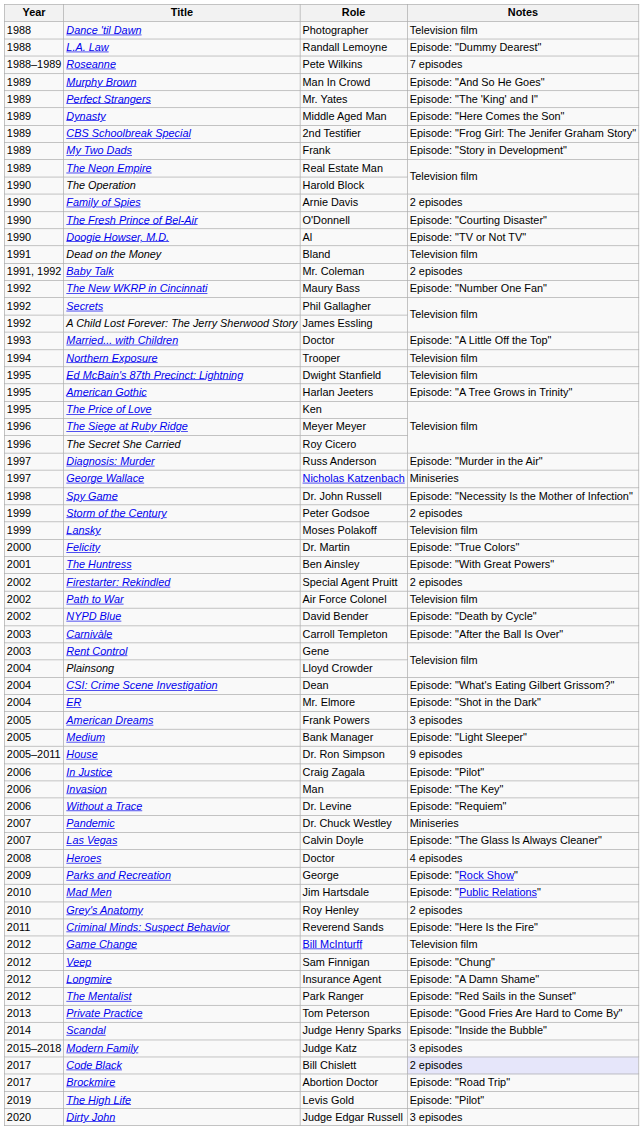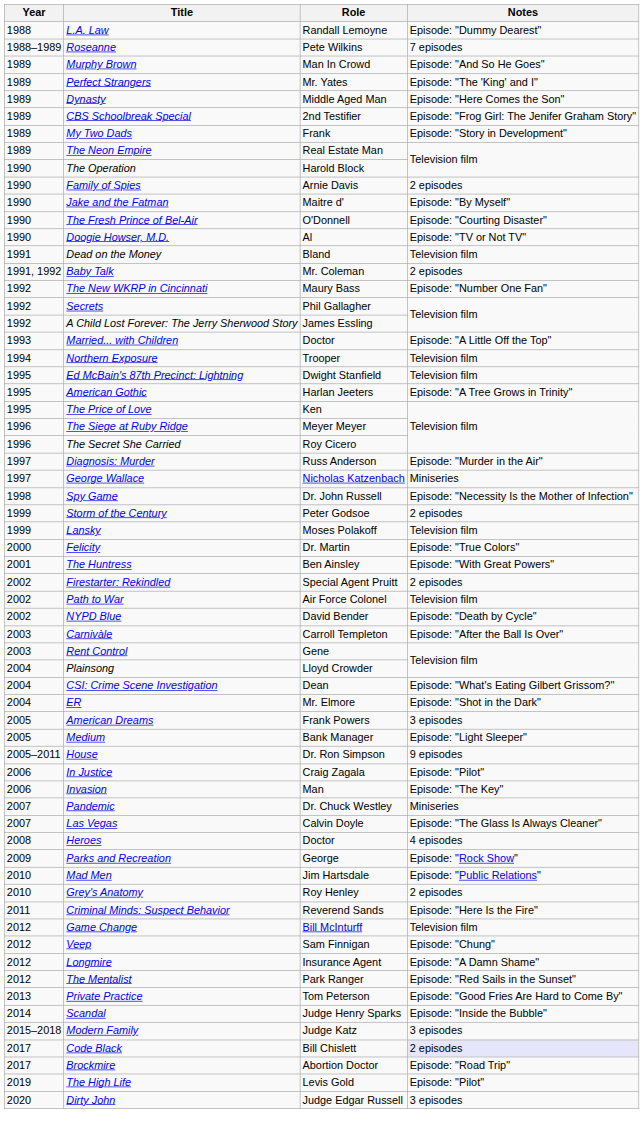- row: (104, 30)
+ row: (117, 202)
- row: (104, 806)
